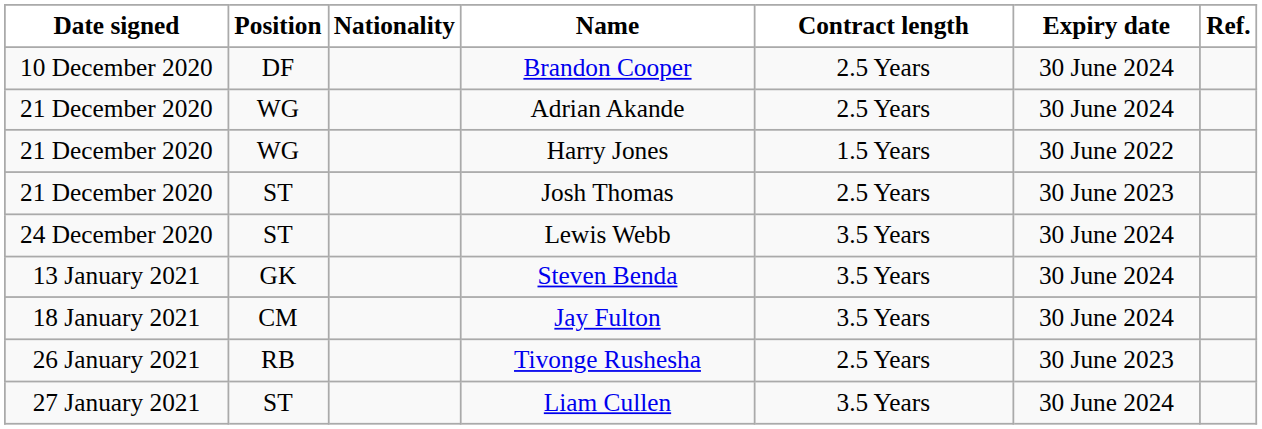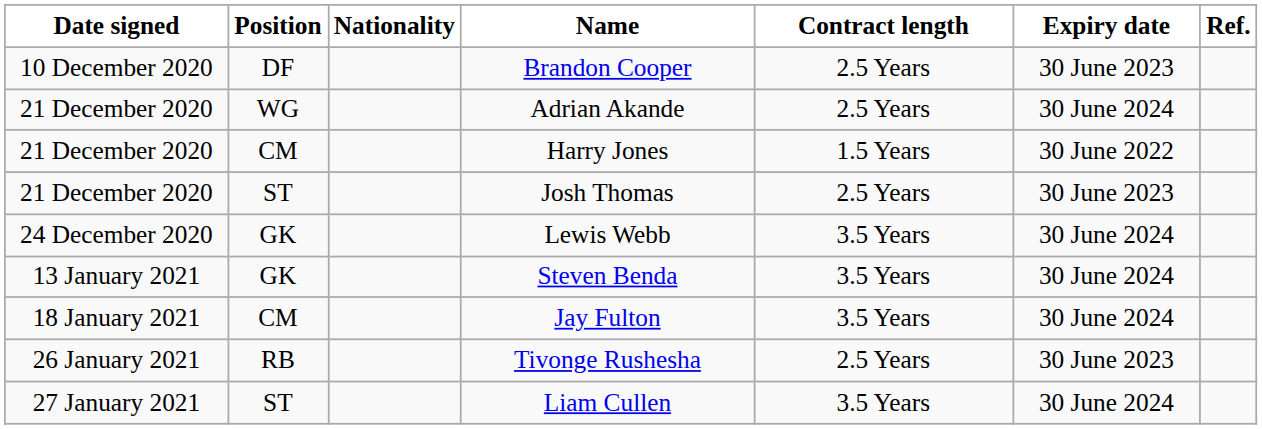(1106, 67) 30 June 2024 -> (1106, 67) 30 June 2023
(278, 151) WG -> (278, 151) CM
(278, 234) ST -> (278, 234) GK
